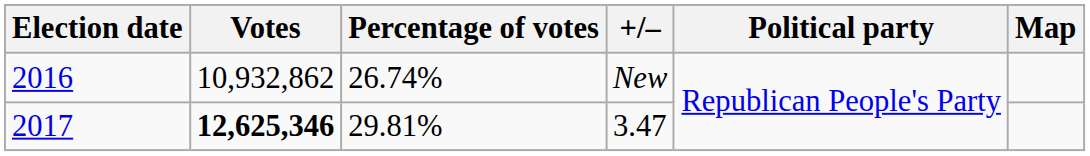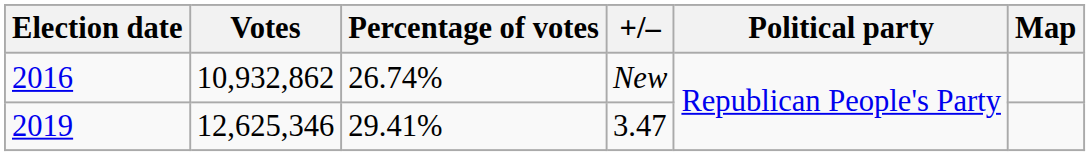(43, 125) 2017 -> (43, 125) 2019
(265, 125) bold -> (265, 125) normal
(395, 125) 29.81% -> (395, 125) 29.41%
